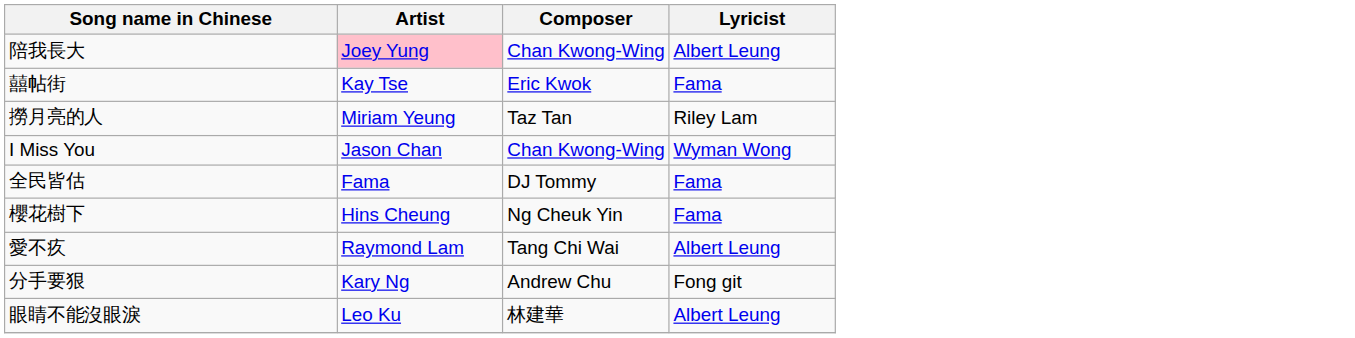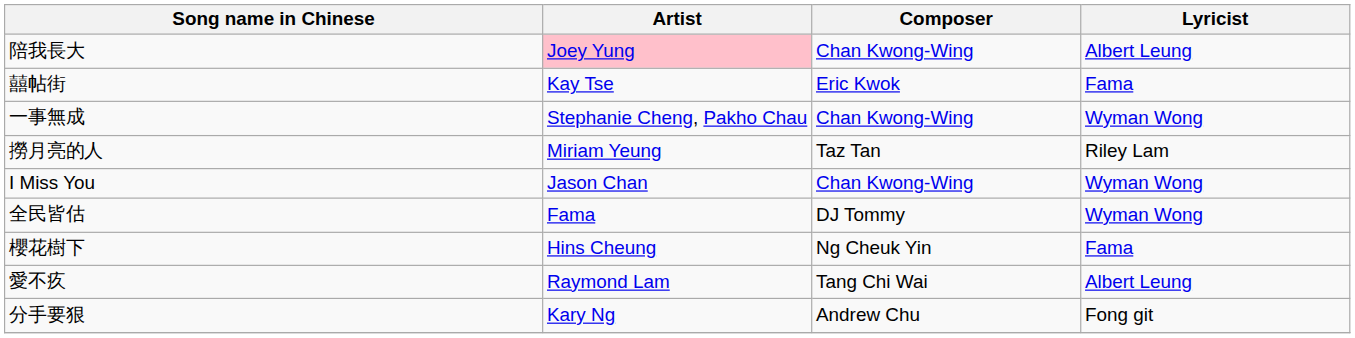+ row: (47, 117)
(698, 181) Fama -> (1144, 215) Wyman Wong
- row: (75, 314)
